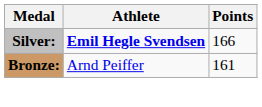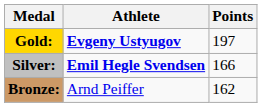+ row: (34, 41)
(224, 65) 161 -> (224, 89) 162
